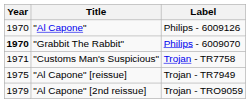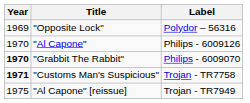+ row: (68, 28)
(18, 59) normal -> (18, 75) bold
- row: (90, 91)
